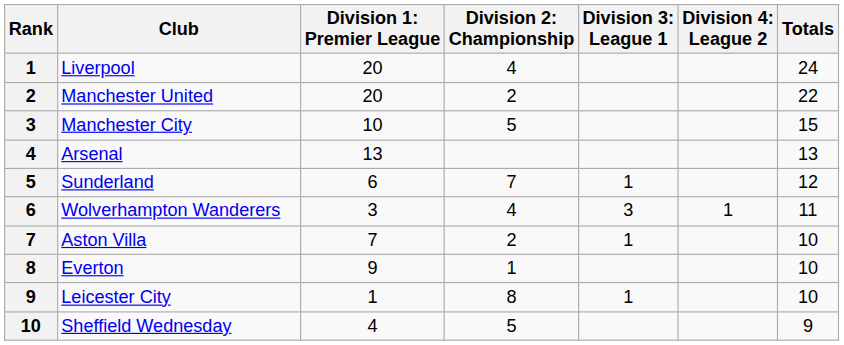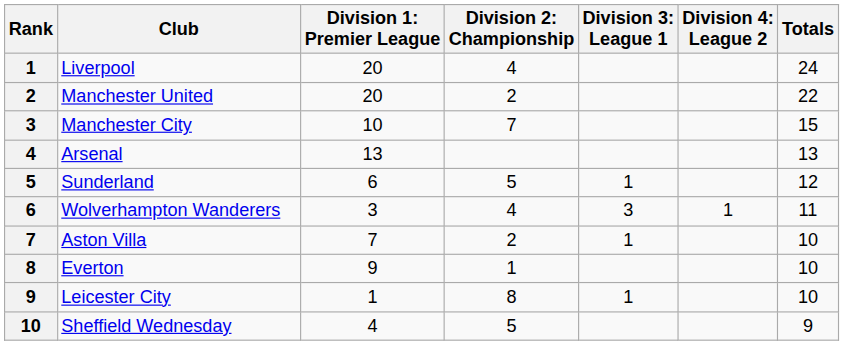(511, 125) 5 -> (511, 125) 7
(511, 182) 7 -> (511, 182) 5
